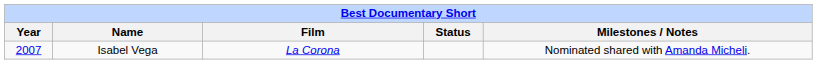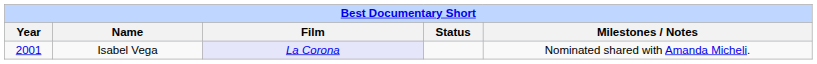(29, 50) 2007 -> (29, 50) 2001
(313, 50) no background -> (313, 50) lavender background
